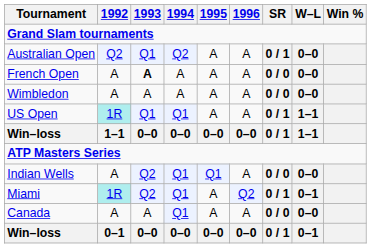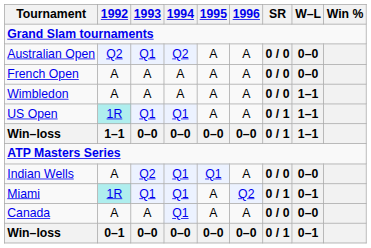(278, 53) 0 / 1 -> (278, 53) 0 / 0
(147, 73) bold -> (147, 73) normal
(308, 93) 0–0 -> (308, 93) 1–1
(147, 193) Q2 -> (147, 193) Q1
